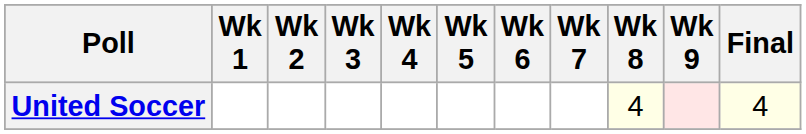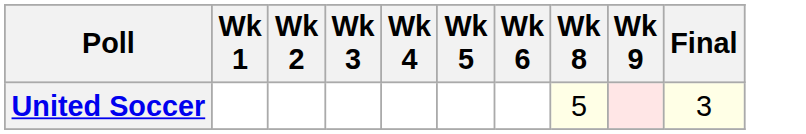- column: (579, 43)
(635, 105) 4 -> (579, 105) 5
(760, 105) 4 -> (704, 105) 3
